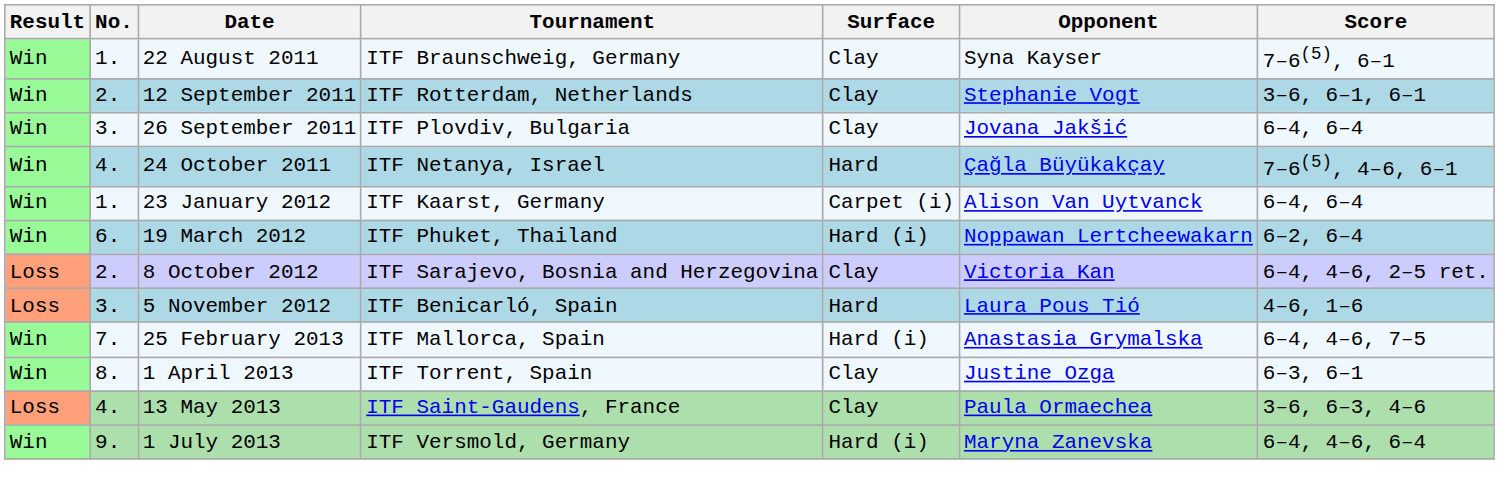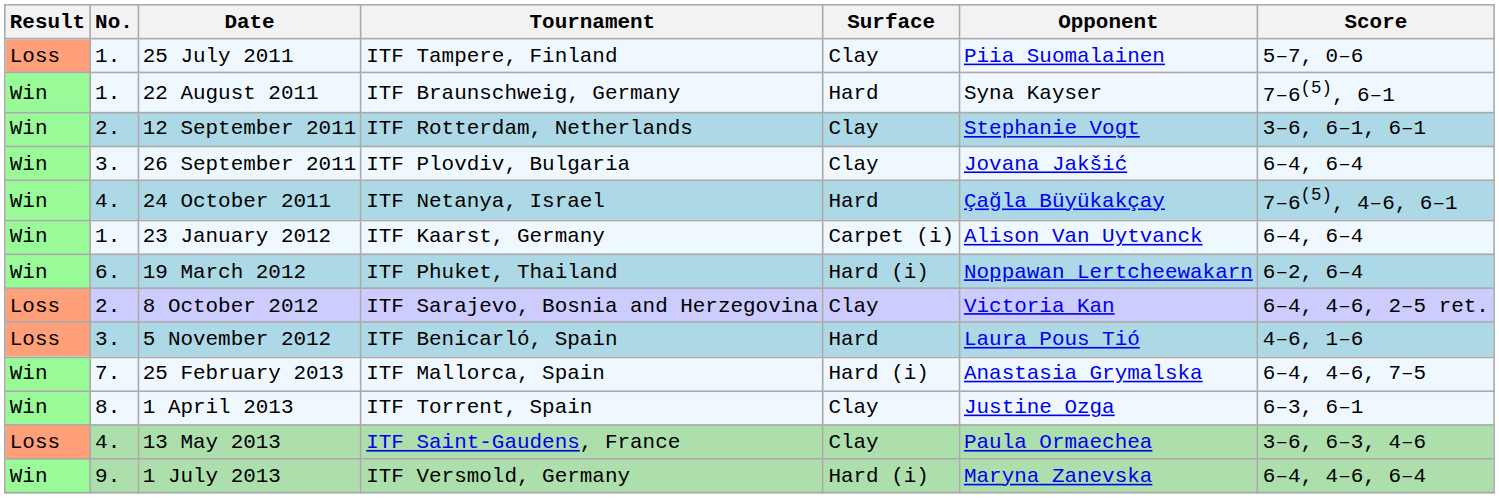+ row: (218, 56)
(854, 59) Clay -> (854, 93) Hard
